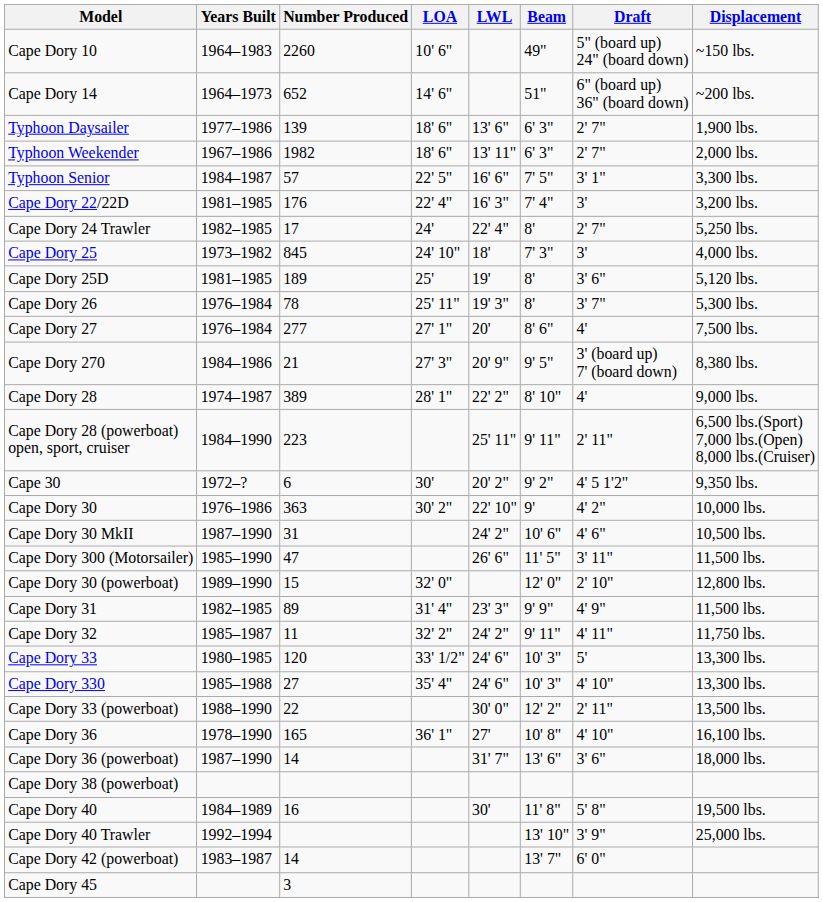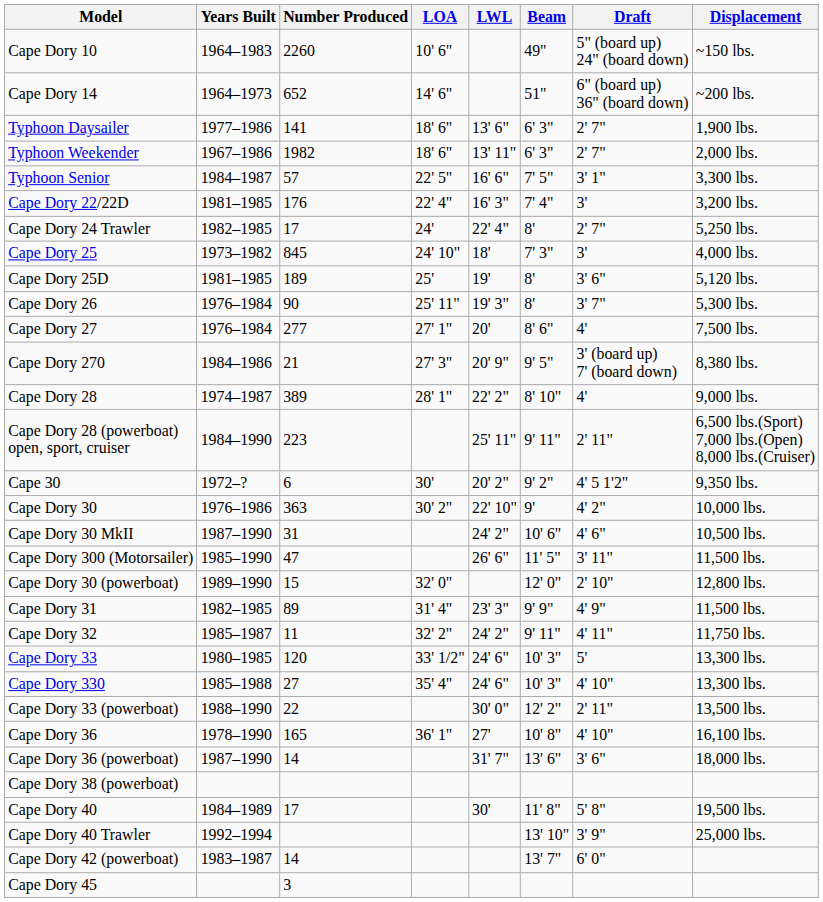(295, 128) 139 -> (295, 128) 141
(291, 303) 78 -> (291, 303) 90
(291, 809) 16 -> (291, 809) 17
